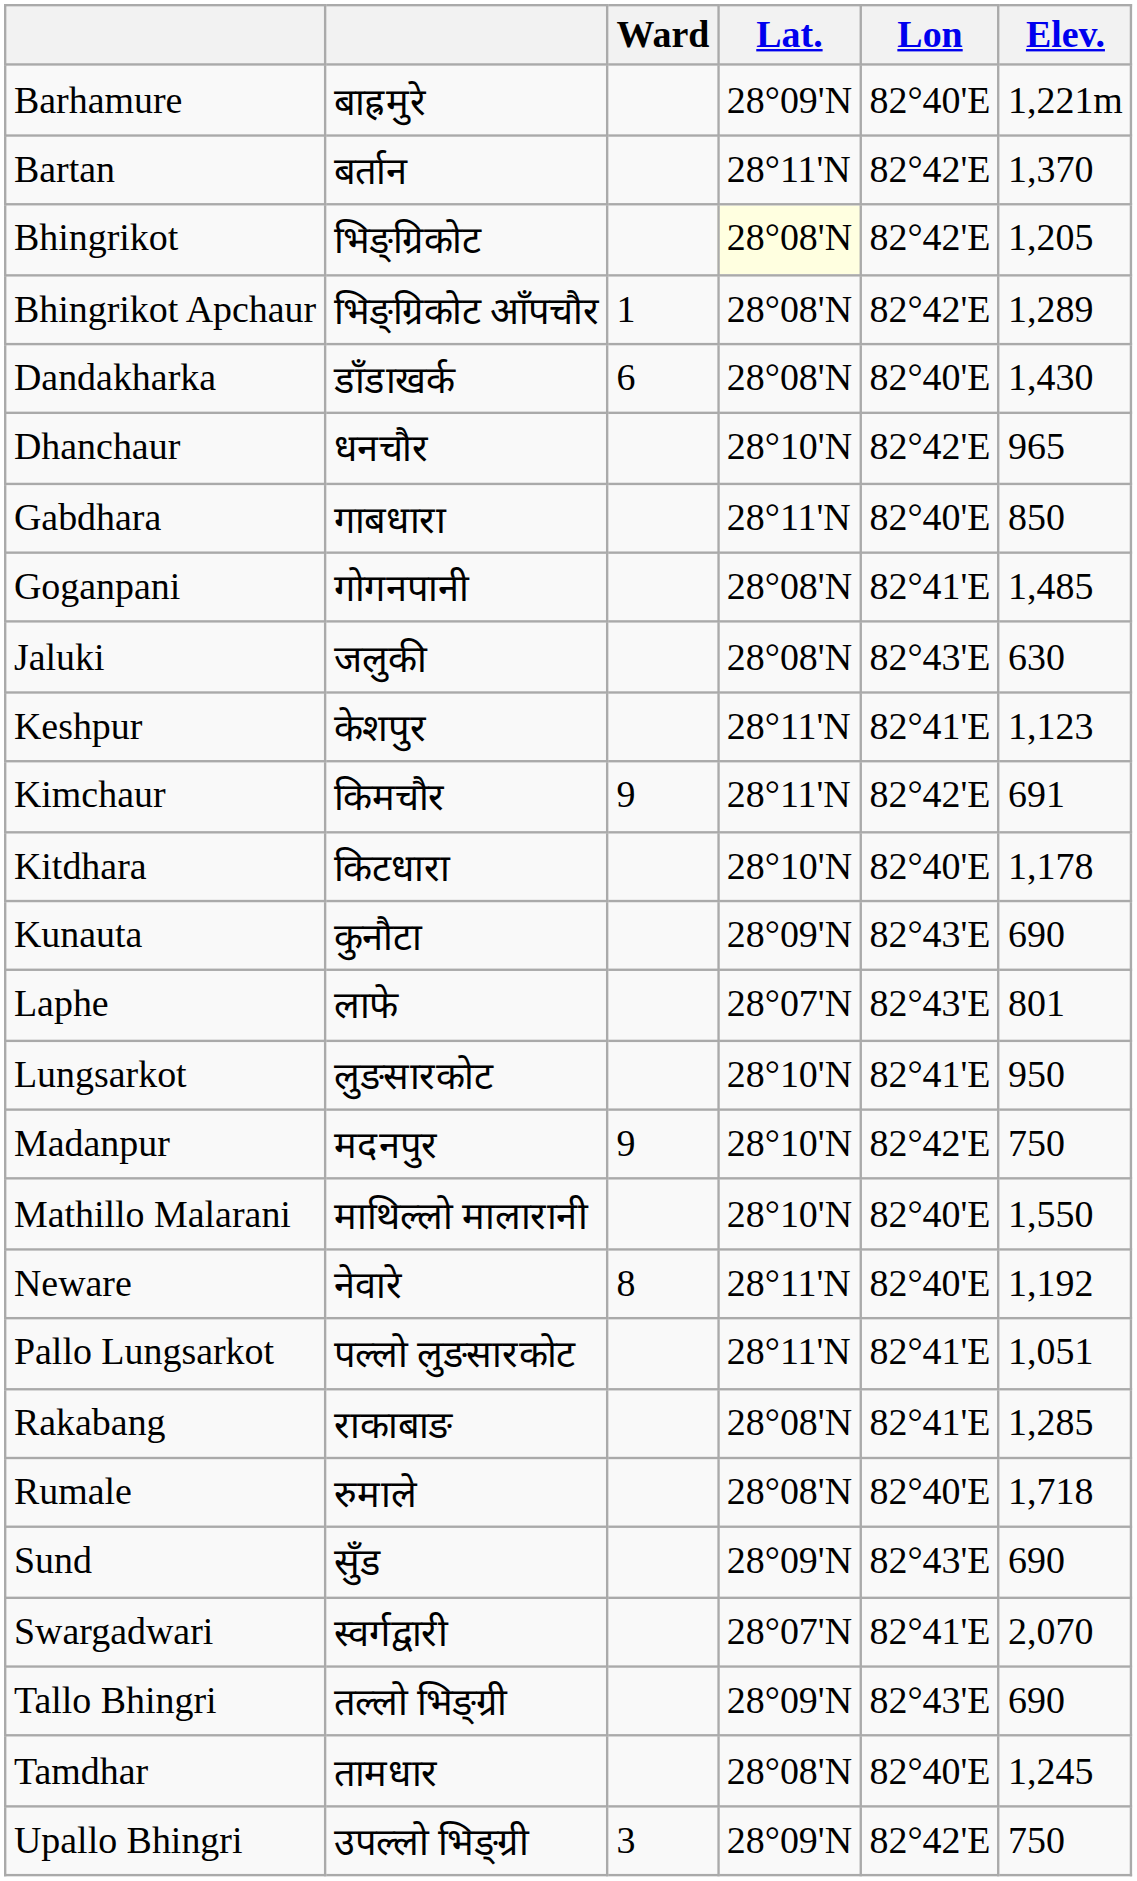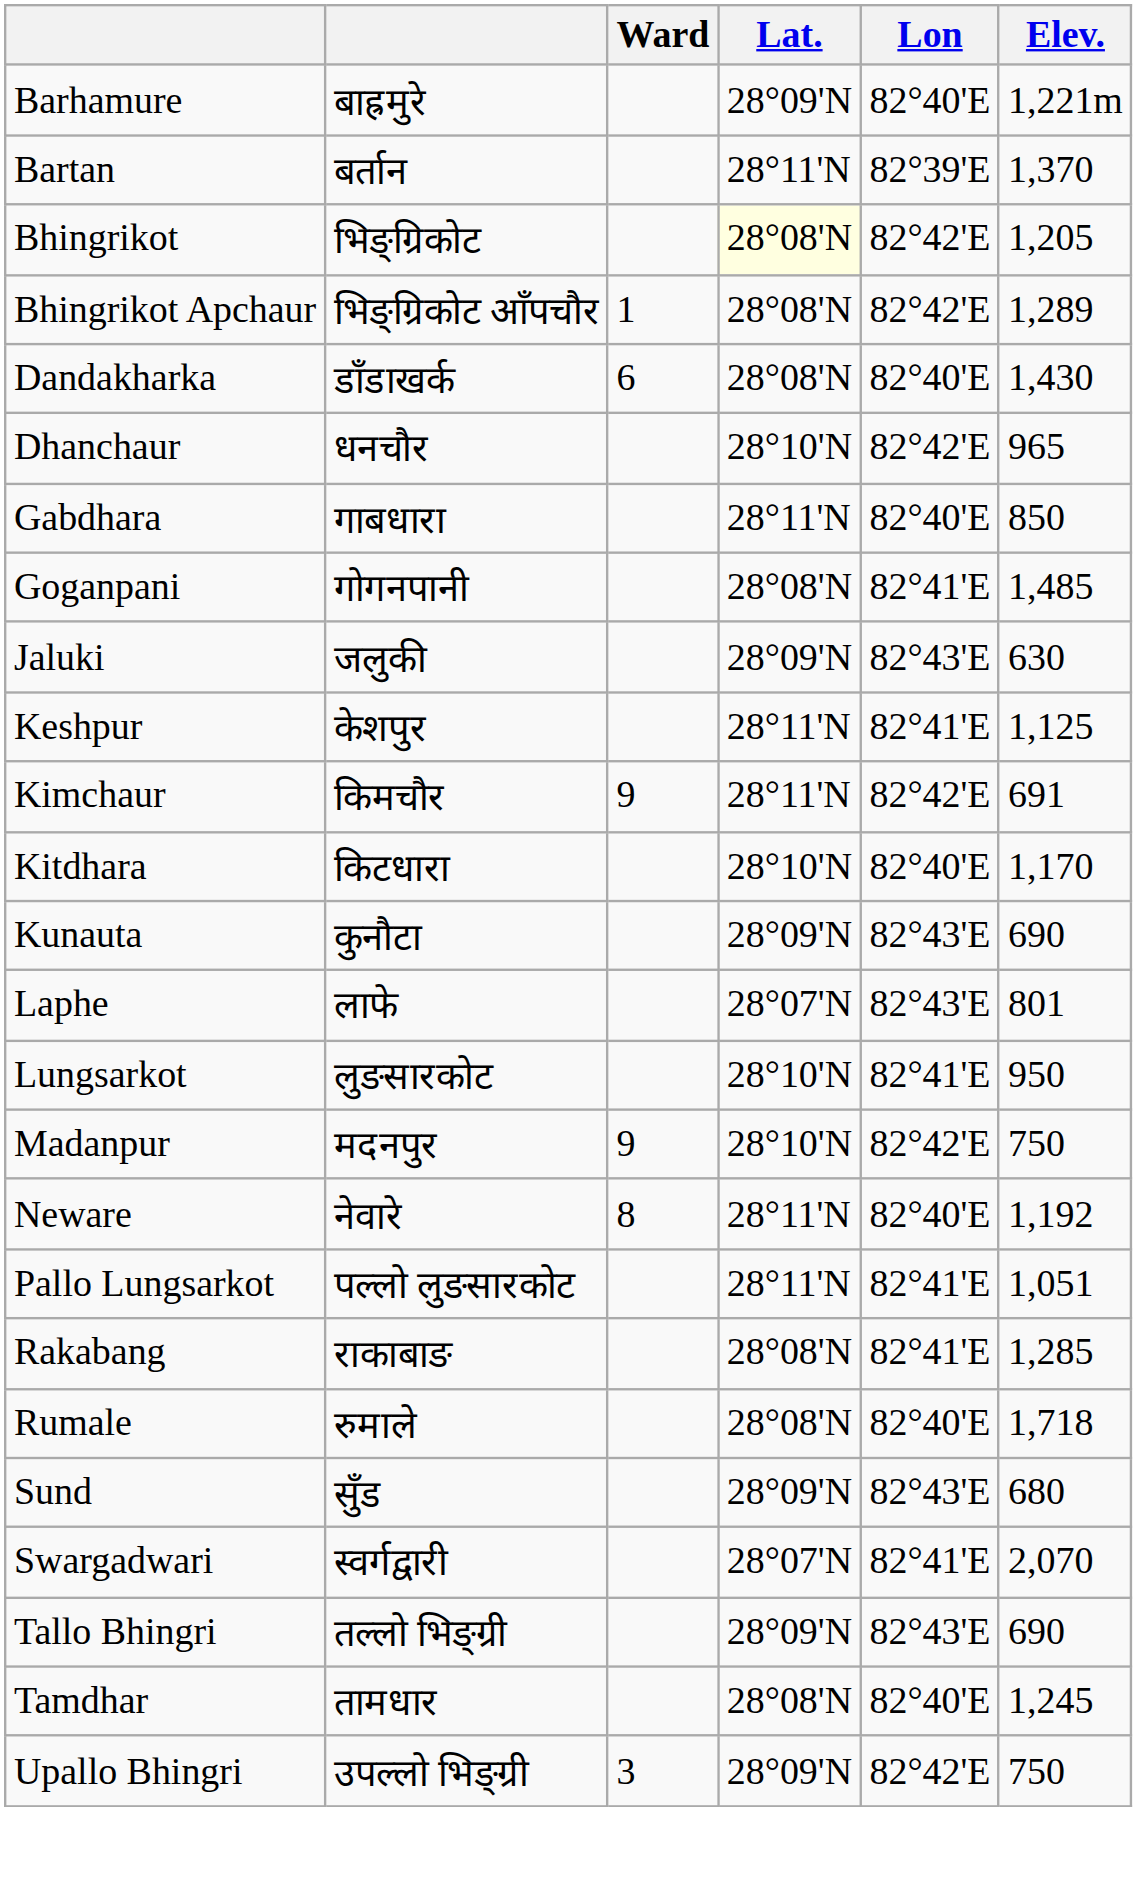(930, 169) 82°42'E -> (930, 169) 82°39'E
(789, 656) 28°08'N -> (789, 656) 28°09'N
(1051, 726) 1,123 -> (1051, 726) 1,125
(1051, 865) 1,178 -> (1051, 865) 1,170
- row: (152, 1213)
(1036, 1561) 690 -> (1036, 1491) 680
